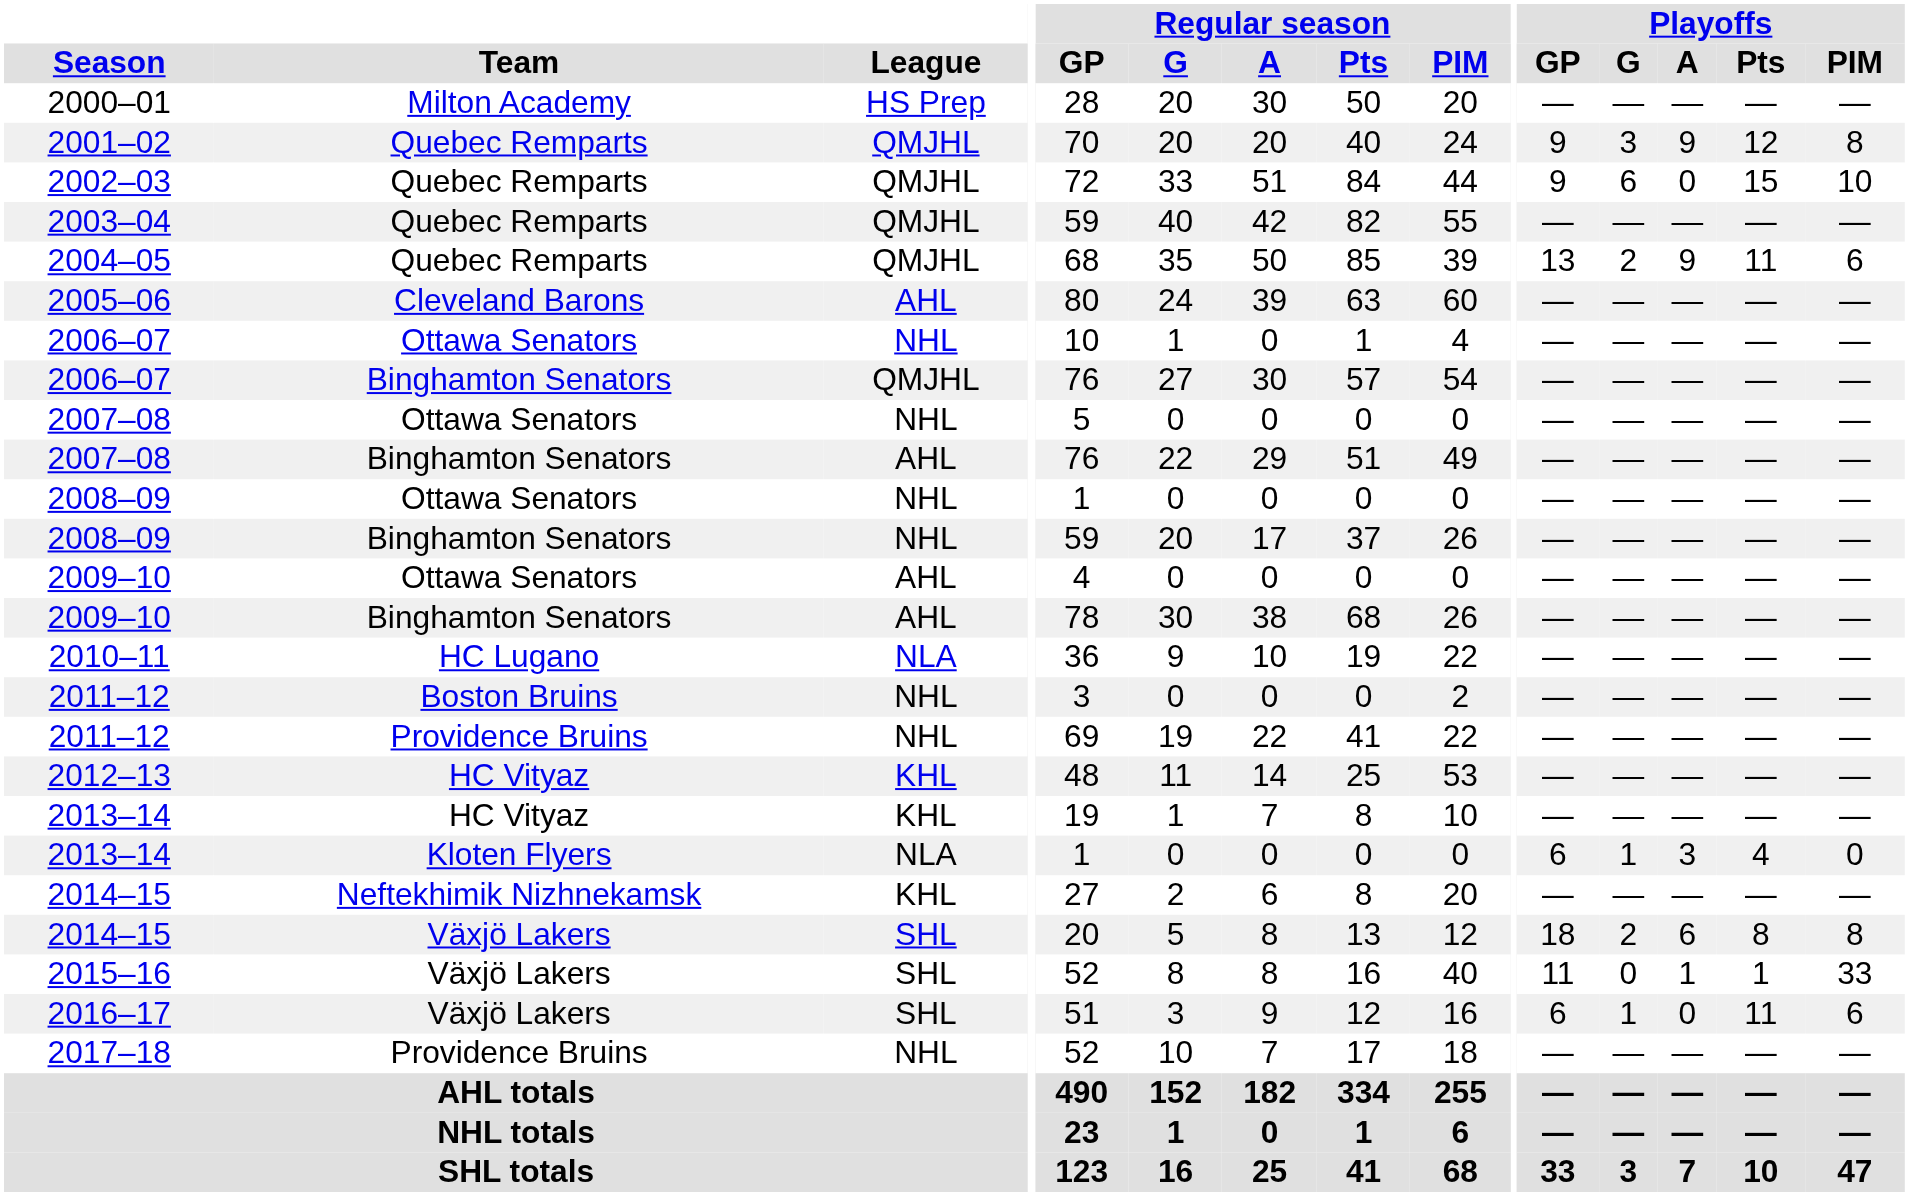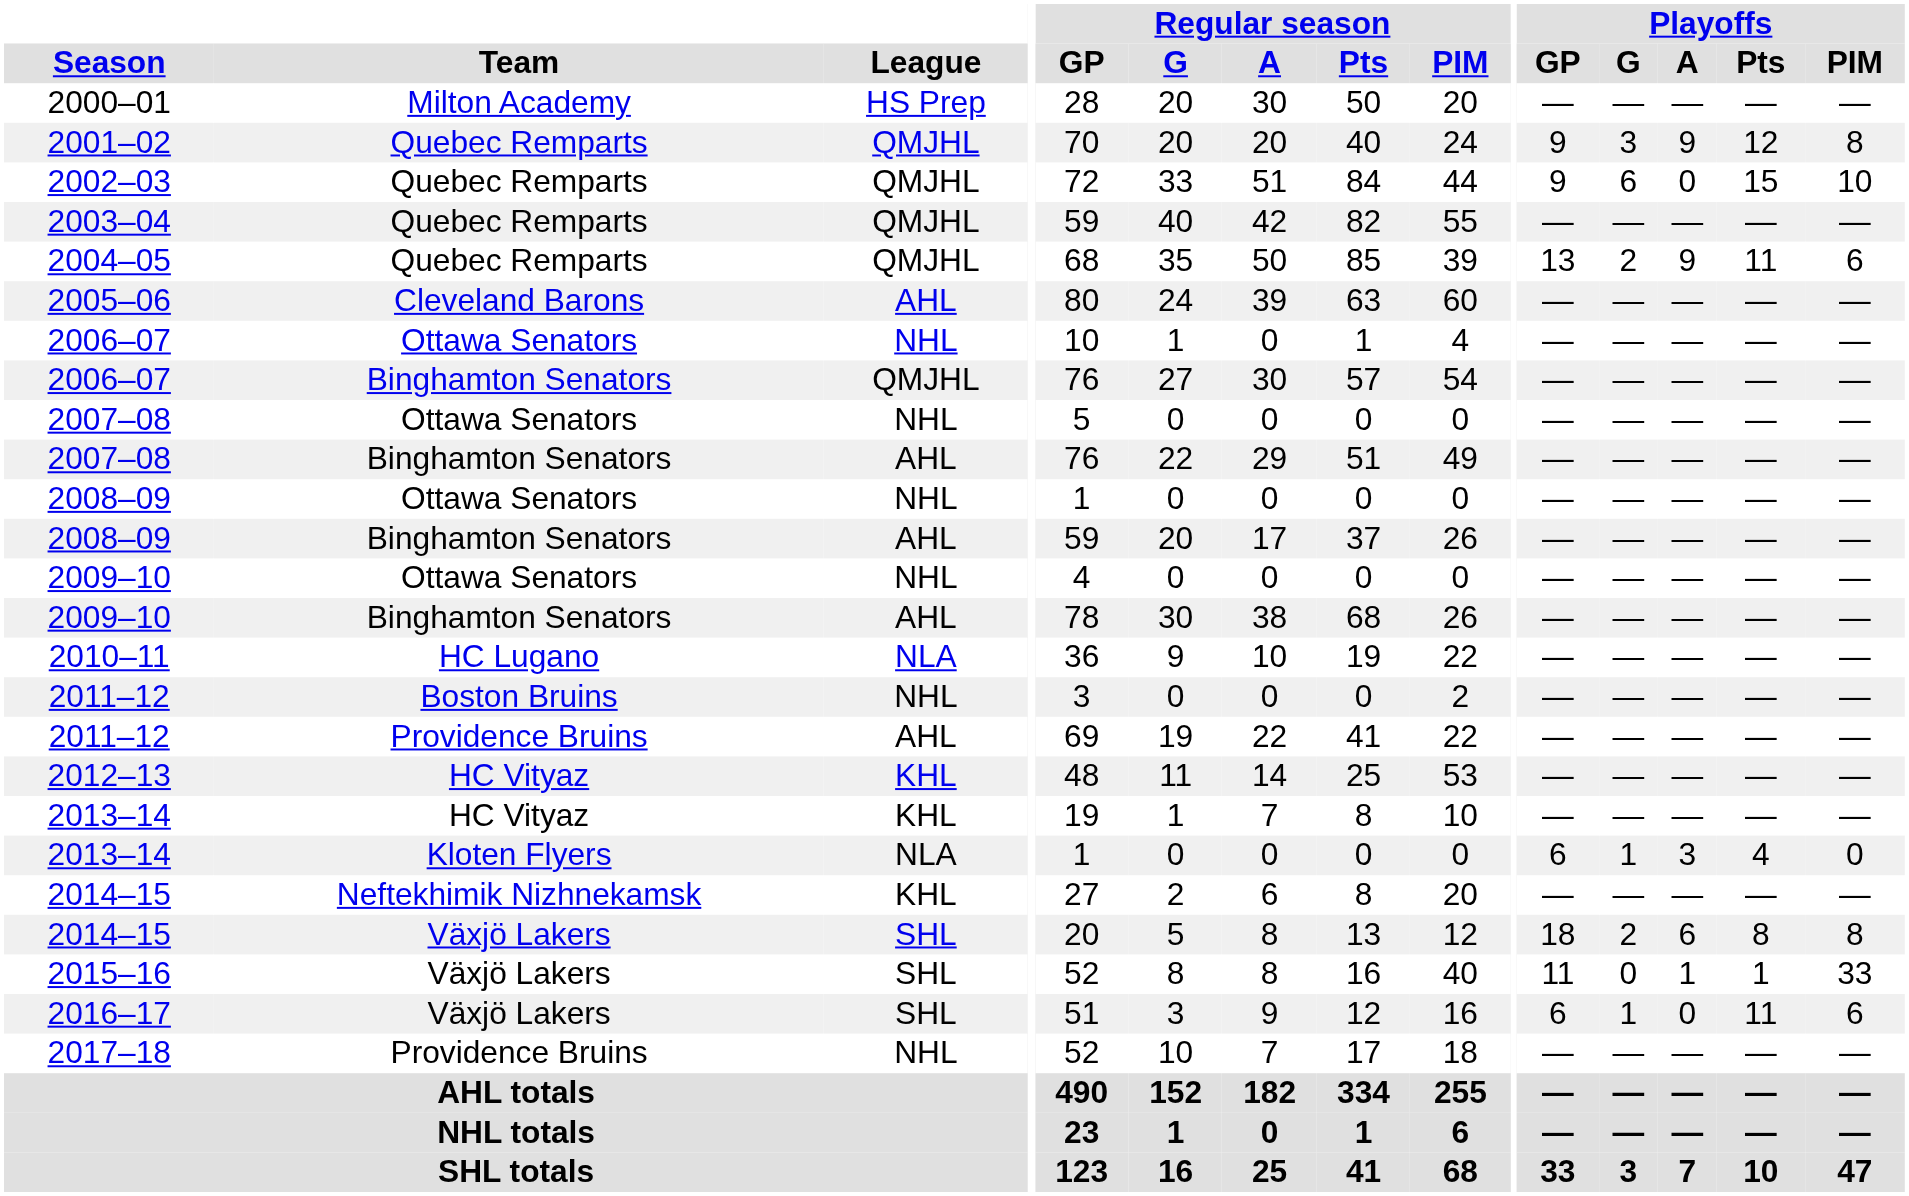(926, 538) NHL -> (926, 538) AHL
(926, 577) AHL -> (926, 577) NHL
(926, 736) NHL -> (926, 736) AHL
